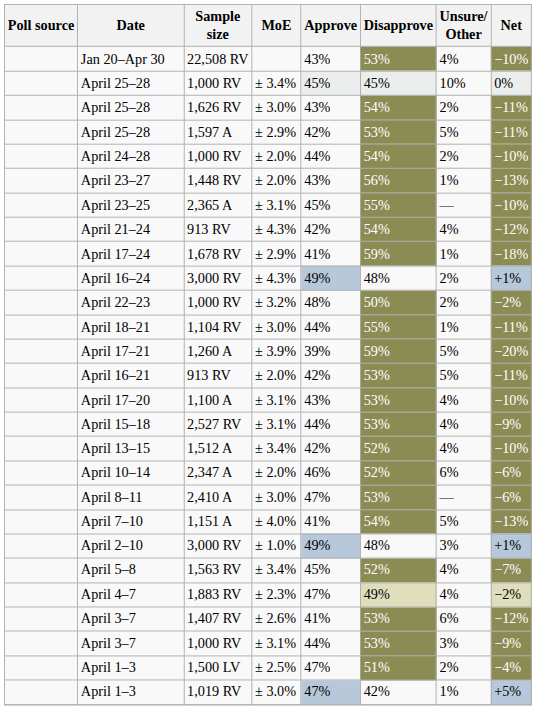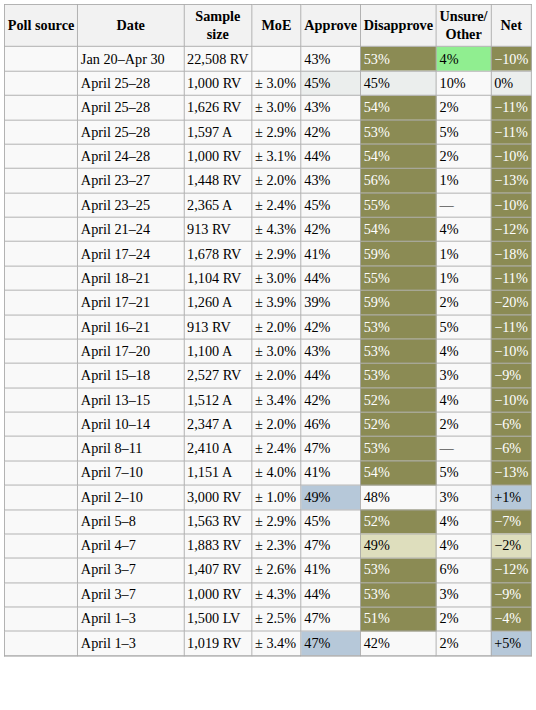(449, 58) no background -> (449, 58) lightgreen background
(276, 83) ± 3.4% -> (276, 83) ± 3.0%
(276, 156) ± 2.0% -> (276, 156) ± 3.1%
(276, 205) ± 3.1% -> (276, 205) ± 2.4%
- row: (115, 278)
- row: (115, 302)
(449, 351) 5% -> (449, 302) 2%
(276, 399) ± 3.1% -> (276, 351) ± 3.0%
(276, 424) ± 3.1% -> (276, 375) ± 2.0%
(449, 424) 4% -> (449, 375) 3%
(449, 473) 6% -> (449, 424) 2%
(276, 497) ± 3.0% -> (276, 448) ± 2.4%
(276, 570) ± 3.4% -> (276, 521) ± 2.9%
(276, 643) ± 3.1% -> (276, 594) ± 4.3%
(276, 692) ± 3.0% -> (276, 643) ± 3.4%
(449, 692) 1% -> (449, 643) 2%
